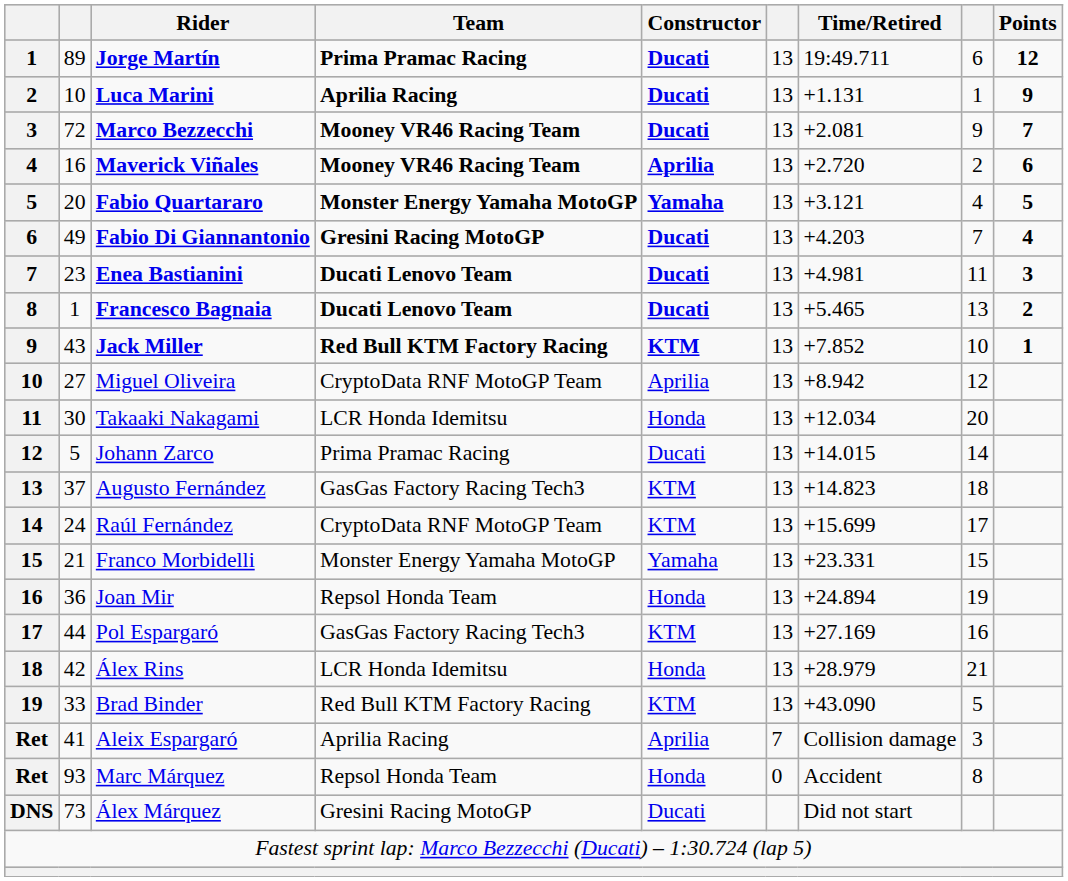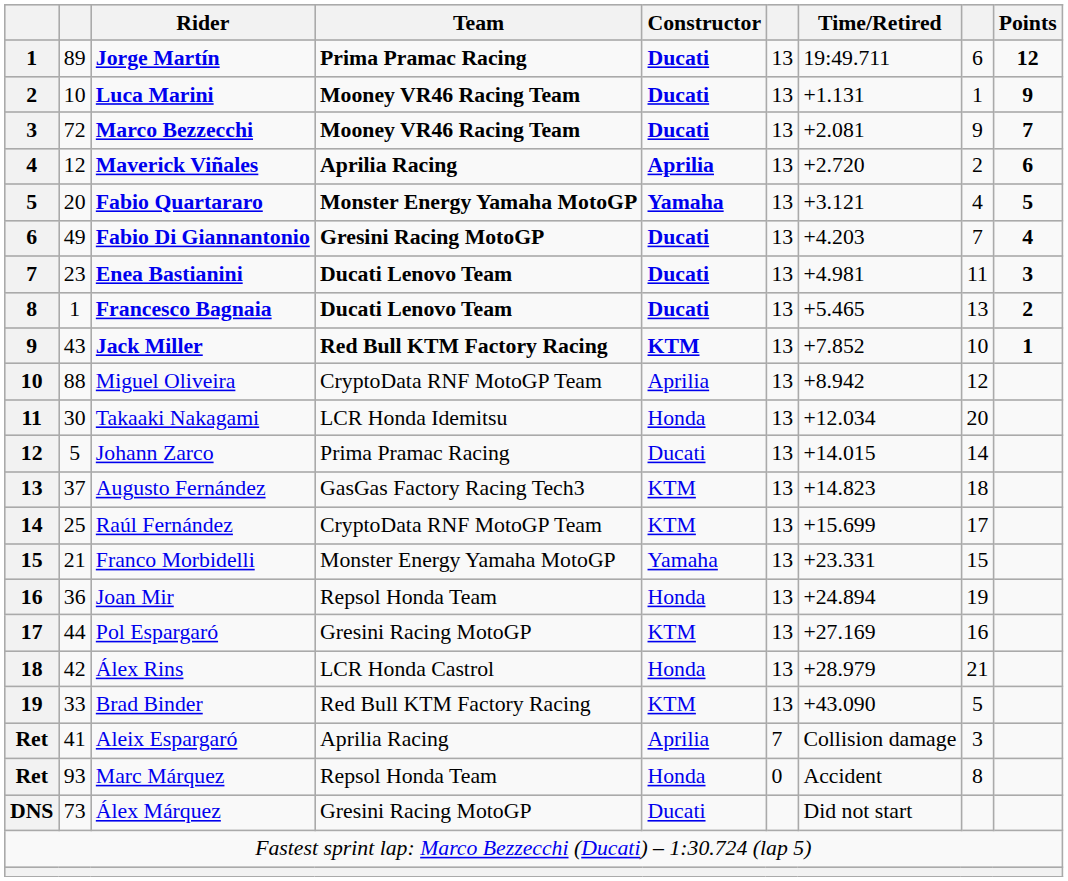(389, 93) Aprilia Racing -> (450, 93) Mooney VR46 Racing Team
(75, 165) 16 -> (75, 165) 12
(450, 165) Mooney VR46 Racing Team -> (389, 165) Aprilia Racing
(75, 381) 27 -> (75, 381) 88
(75, 524) 24 -> (75, 524) 25
(452, 632) GasGas Factory Racing Tech3 -> (426, 632) Gresini Racing MotoGP
(414, 668) LCR Honda Idemitsu -> (407, 668) LCR Honda Castrol
